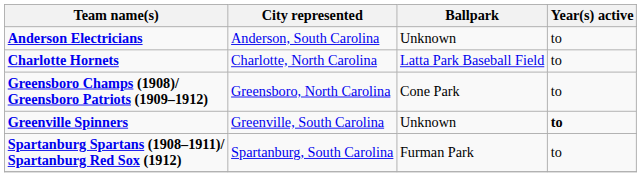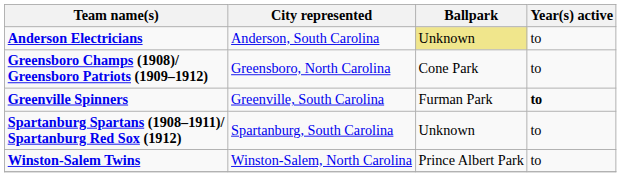(428, 38) no background -> (447, 38) khaki background
- row: (63, 60)
(428, 122) Unknown -> (456, 99) Furman Park
(437, 152) Furman Park -> (447, 130) Unknown
+ row: (74, 160)
